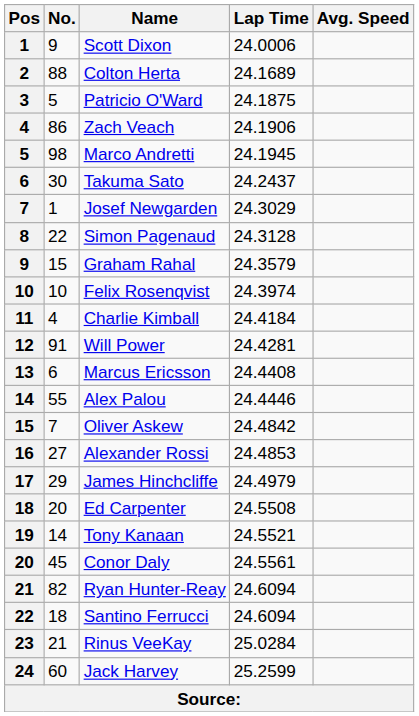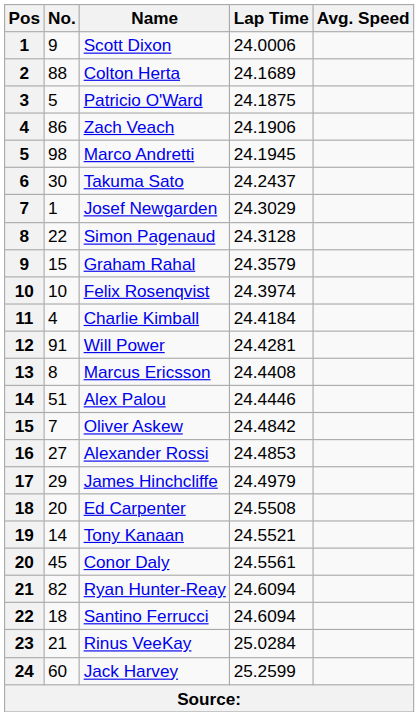(53, 372) 6 -> (53, 372) 8
(58, 399) 55 -> (58, 399) 51
